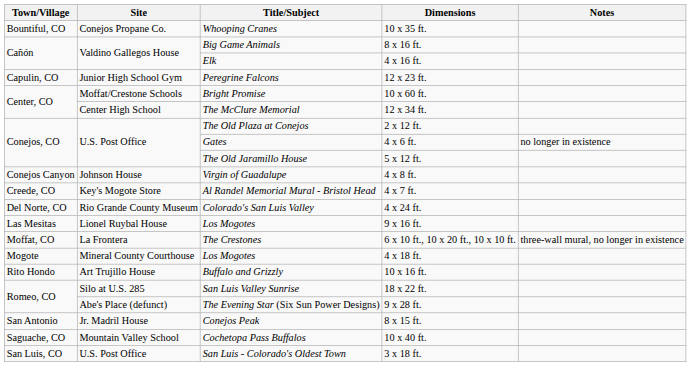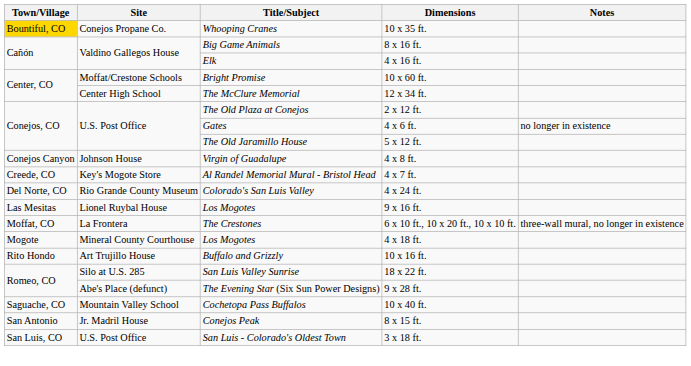(36, 28) no background -> (36, 28) gold background
- row: (405, 77)
rows swapped: (405, 337) <-> (403, 321)
